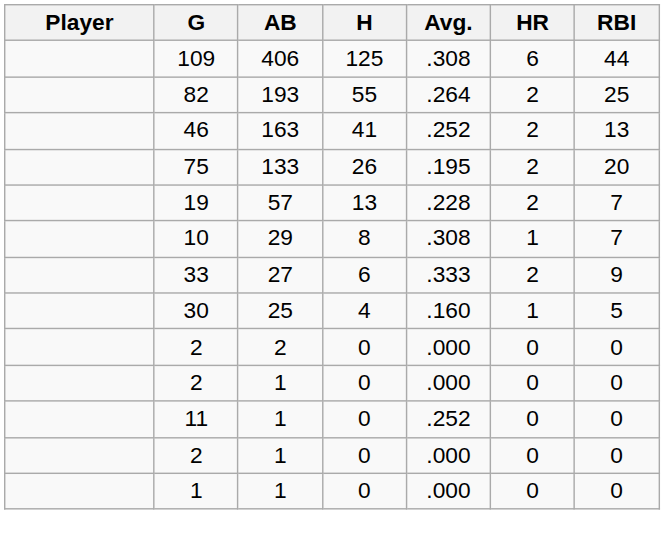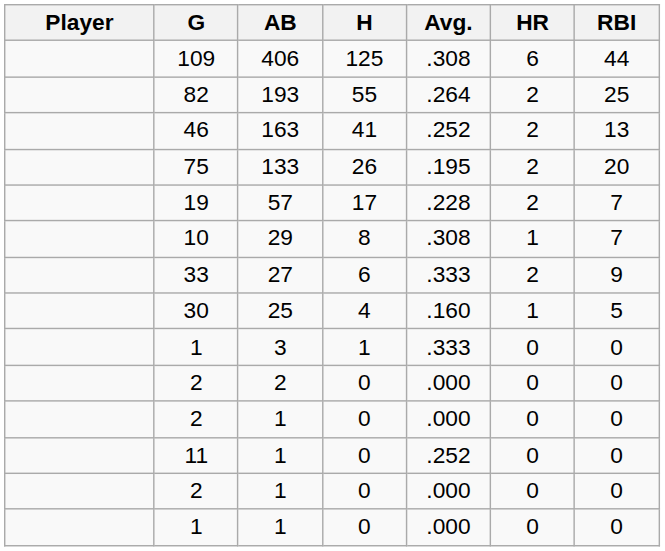(364, 202) 13 -> (364, 202) 17
+ row: (196, 346)
